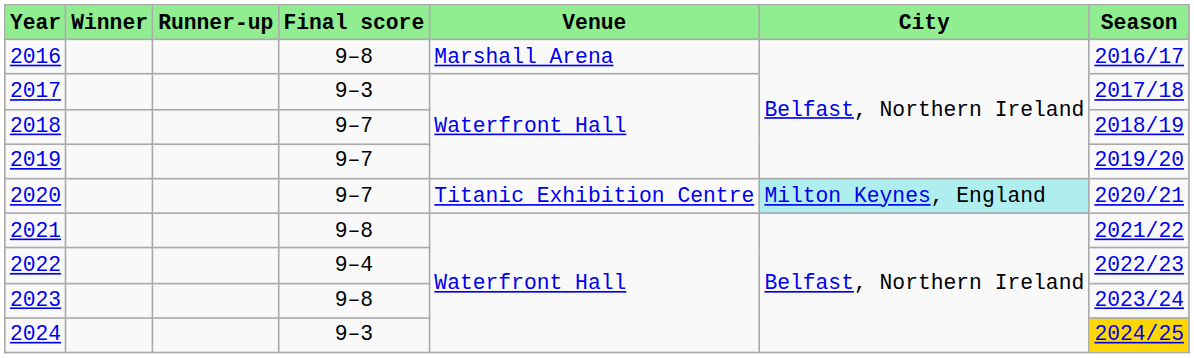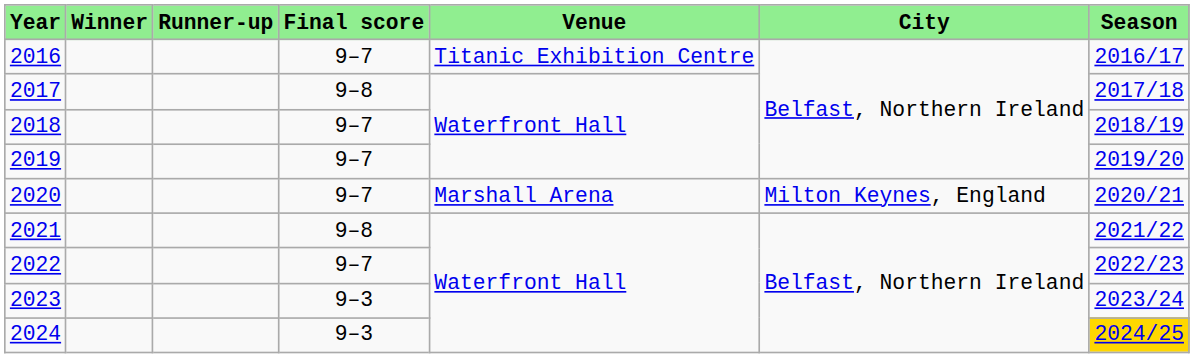(354, 57) 9–8 -> (354, 57) 9–7
(524, 57) Marshall Arena -> (594, 57) Titanic Exhibition Centre
(354, 92) 9–3 -> (354, 92) 9–8
(594, 196) Titanic Exhibition Centre -> (524, 196) Marshall Arena
(905, 196) paleturquoise background -> (905, 196) no background
(354, 265) 9–4 -> (354, 265) 9–7
(354, 300) 9–8 -> (354, 300) 9–3
